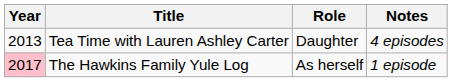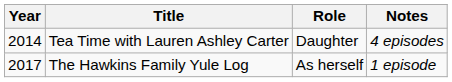(25, 40) 2013 -> (25, 40) 2014
(25, 64) pink background -> (25, 64) no background
